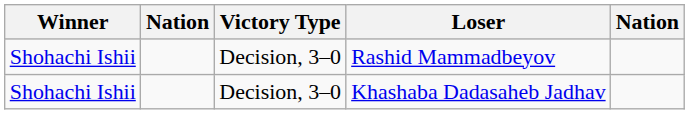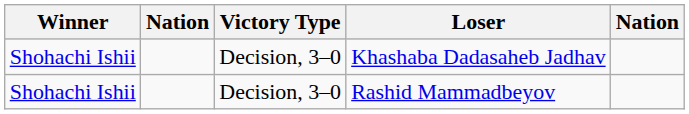rows swapped: (478, 91) <-> (453, 56)
